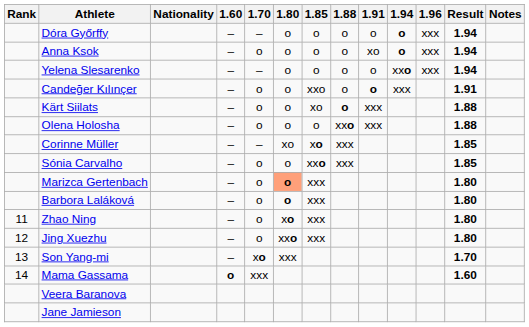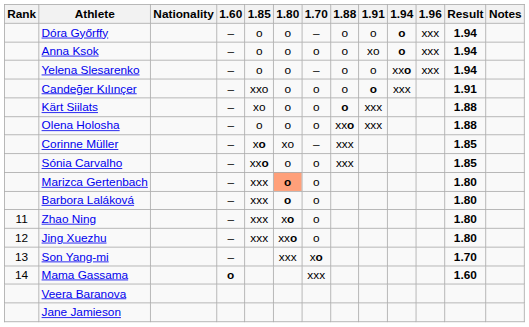columns swapped: (259, 14) <-> (316, 14)
